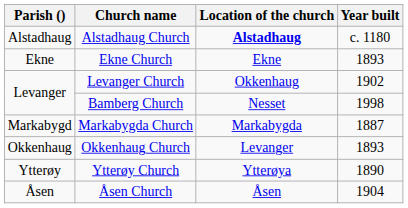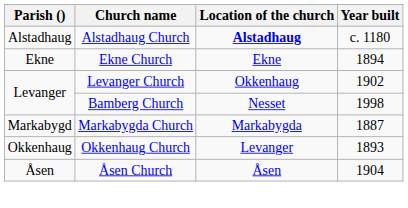(370, 59) 1893 -> (370, 59) 1894
- row: (136, 170)
